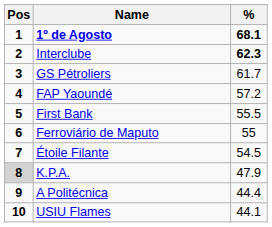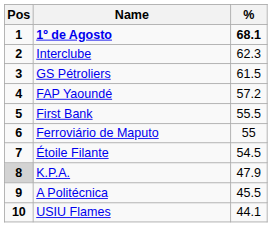(249, 54) bold -> (249, 54) normal
(249, 74) 61.7 -> (249, 74) 61.5
(249, 193) 44.4 -> (249, 193) 45.5
